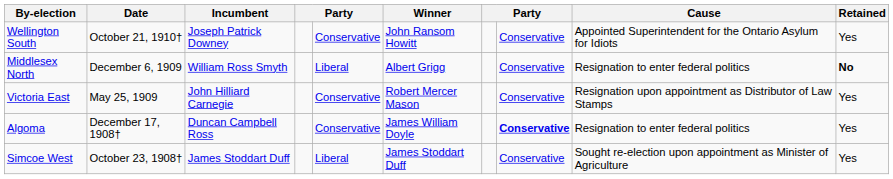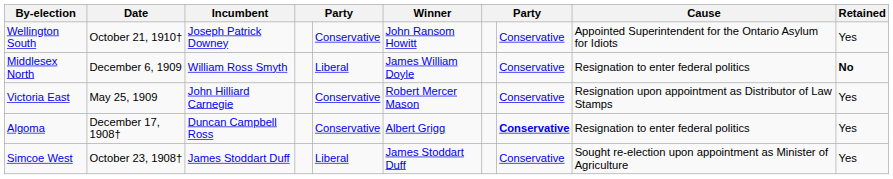(415, 67) Albert Grigg -> (422, 67) James William Doyle
(422, 128) James William Doyle -> (415, 128) Albert Grigg
